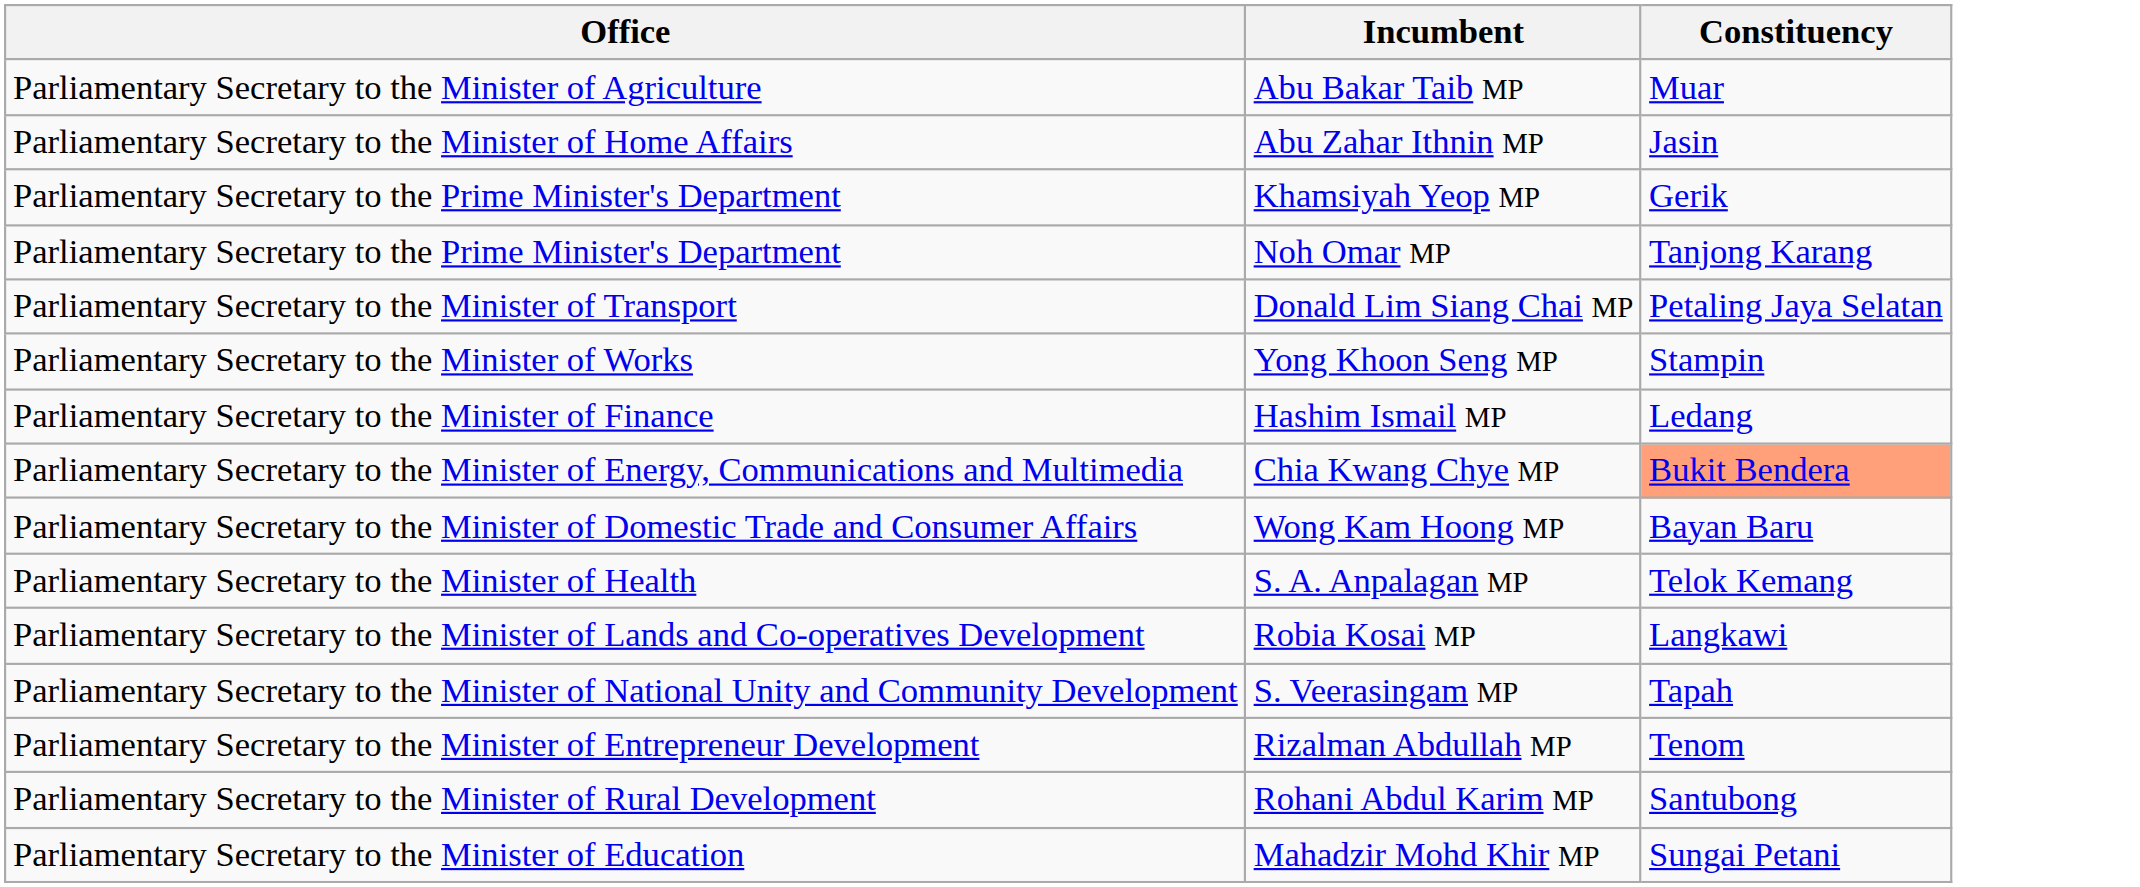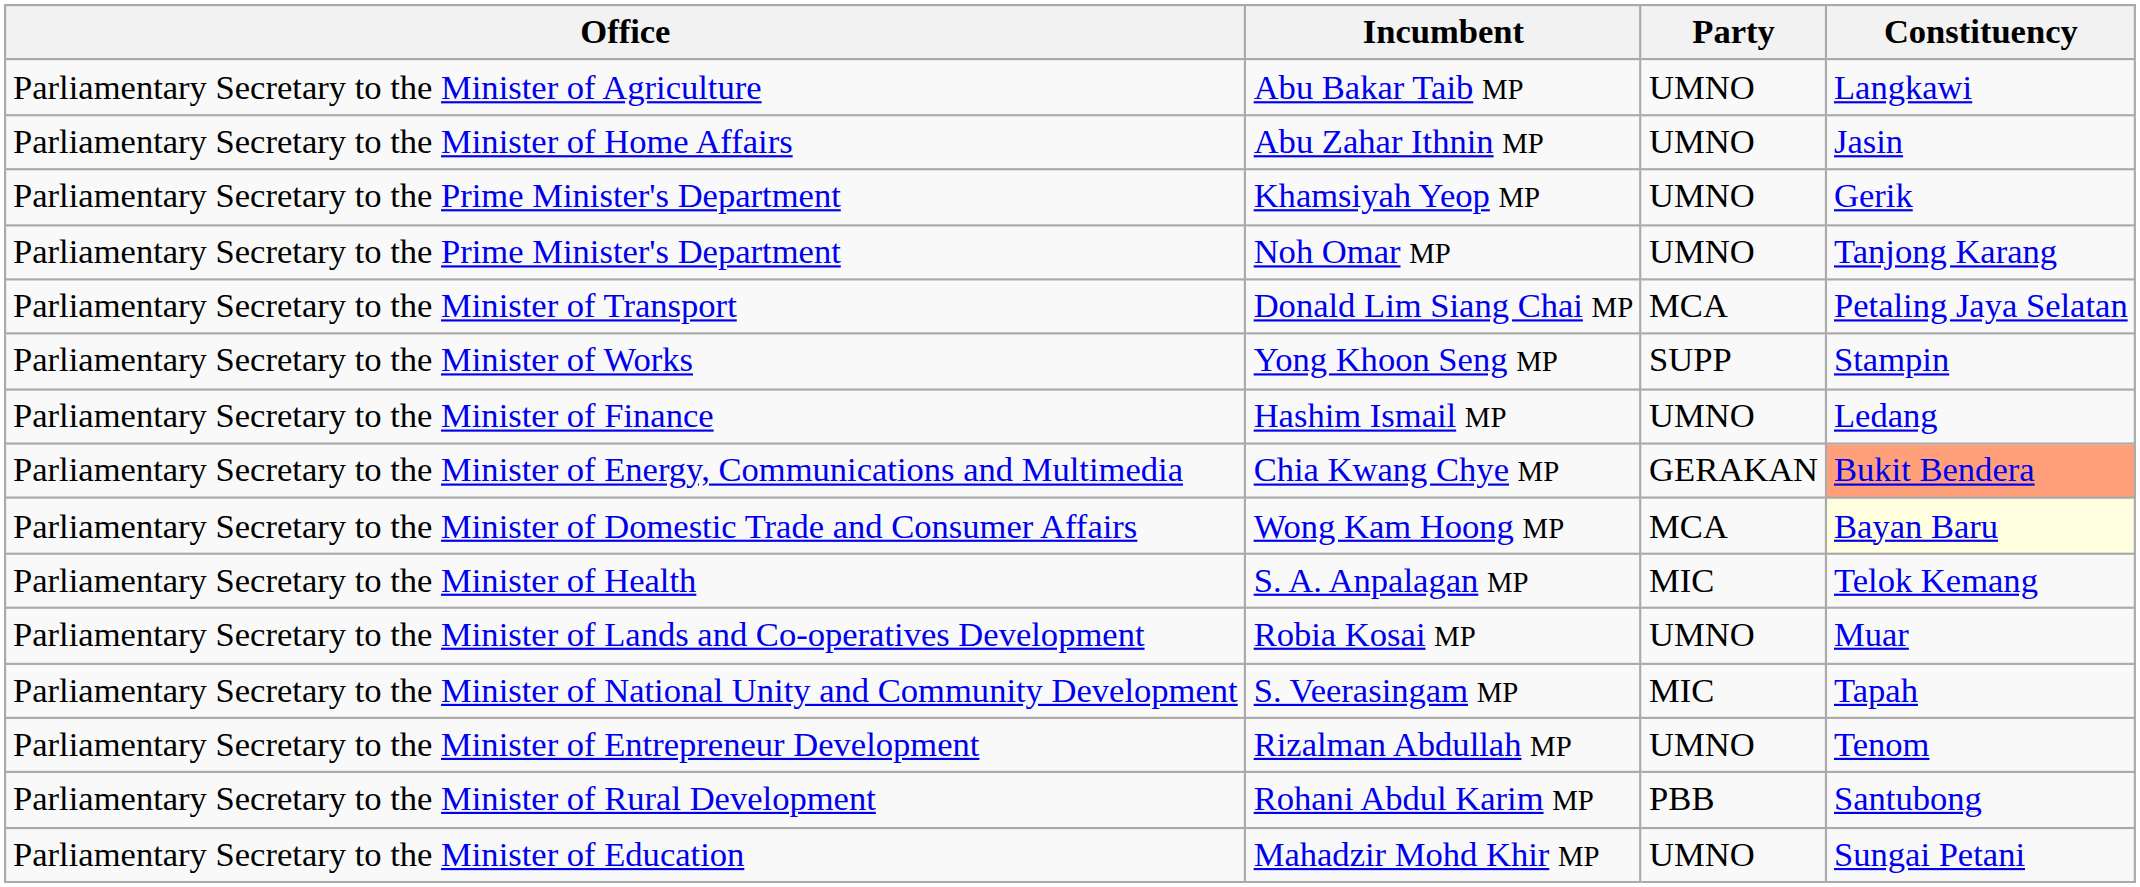+ column: (1734, 31)
(1687, 86) Muar -> (1903, 86) Langkawi
(1731, 525) no background -> (1916, 525) lightyellow background
(1718, 634) Langkawi -> (1871, 634) Muar
